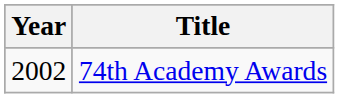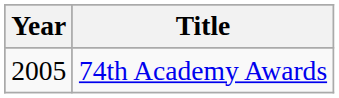(39, 69) 2002 -> (39, 69) 2005
